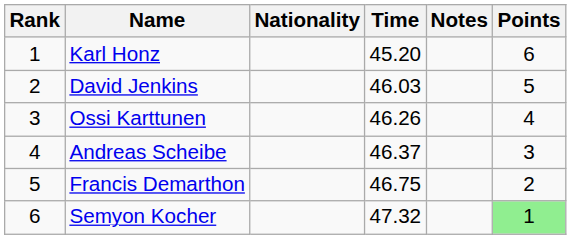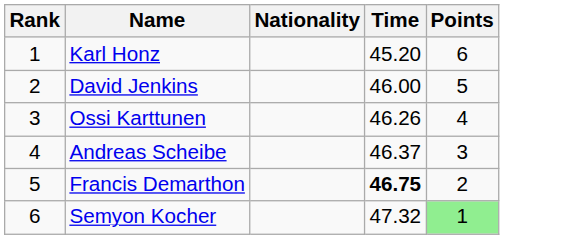- column: (459, 20)
(395, 86) 46.03 -> (395, 86) 46.00
(395, 184) normal -> (395, 184) bold
